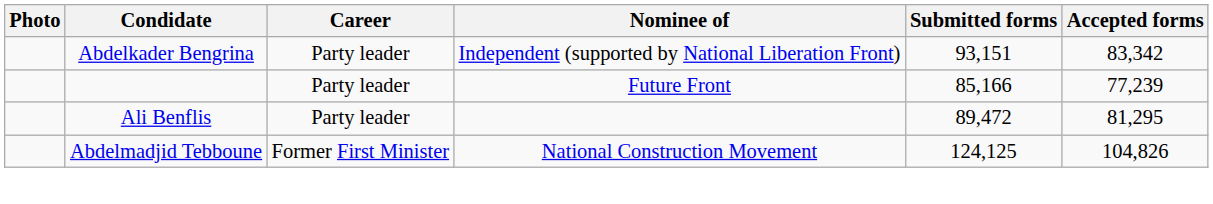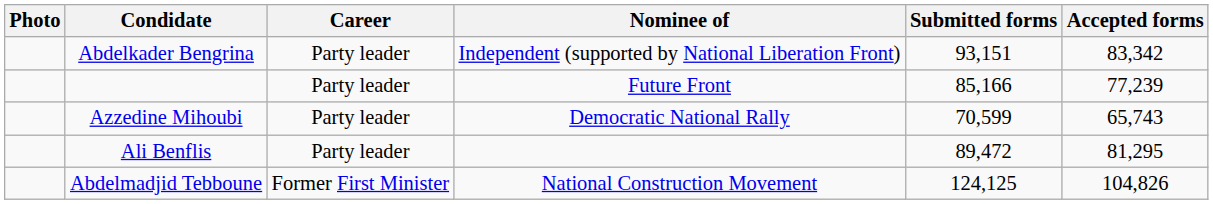+ row: (166, 118)
